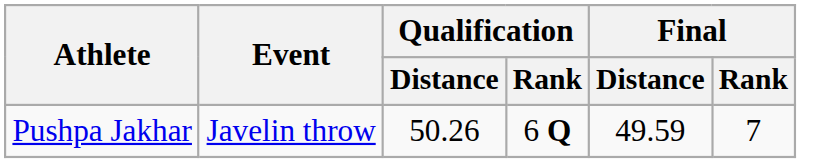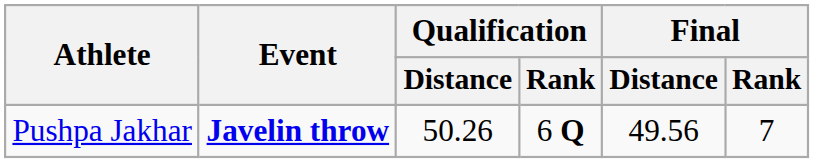(291, 130) normal -> (298, 130) bold
(650, 130) 49.59 -> (664, 130) 49.56
